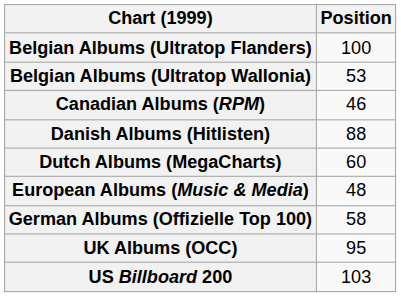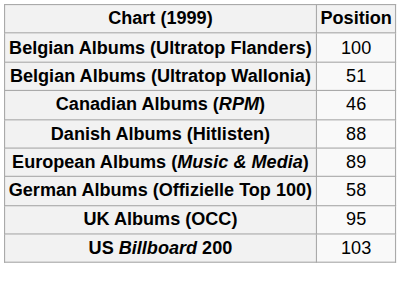(356, 76) 53 -> (356, 76) 51
- row: (160, 162)
(356, 190) 48 -> (356, 162) 89
